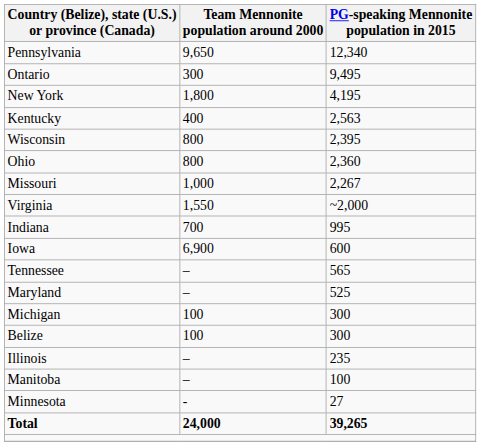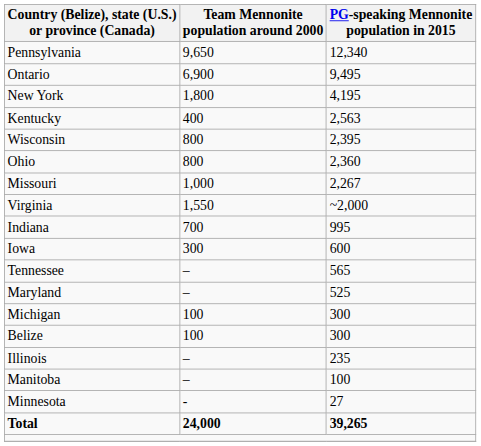(193, 74) 300 -> (198, 74) 6,900
(198, 249) 6,900 -> (193, 249) 300
